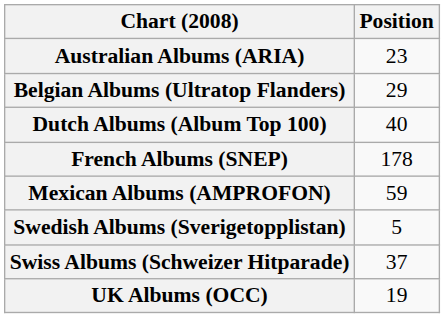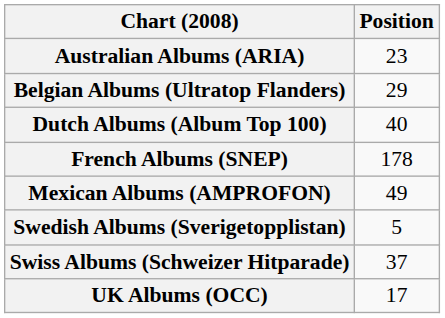(397, 192) 59 -> (397, 192) 49
(397, 295) 19 -> (397, 295) 17
